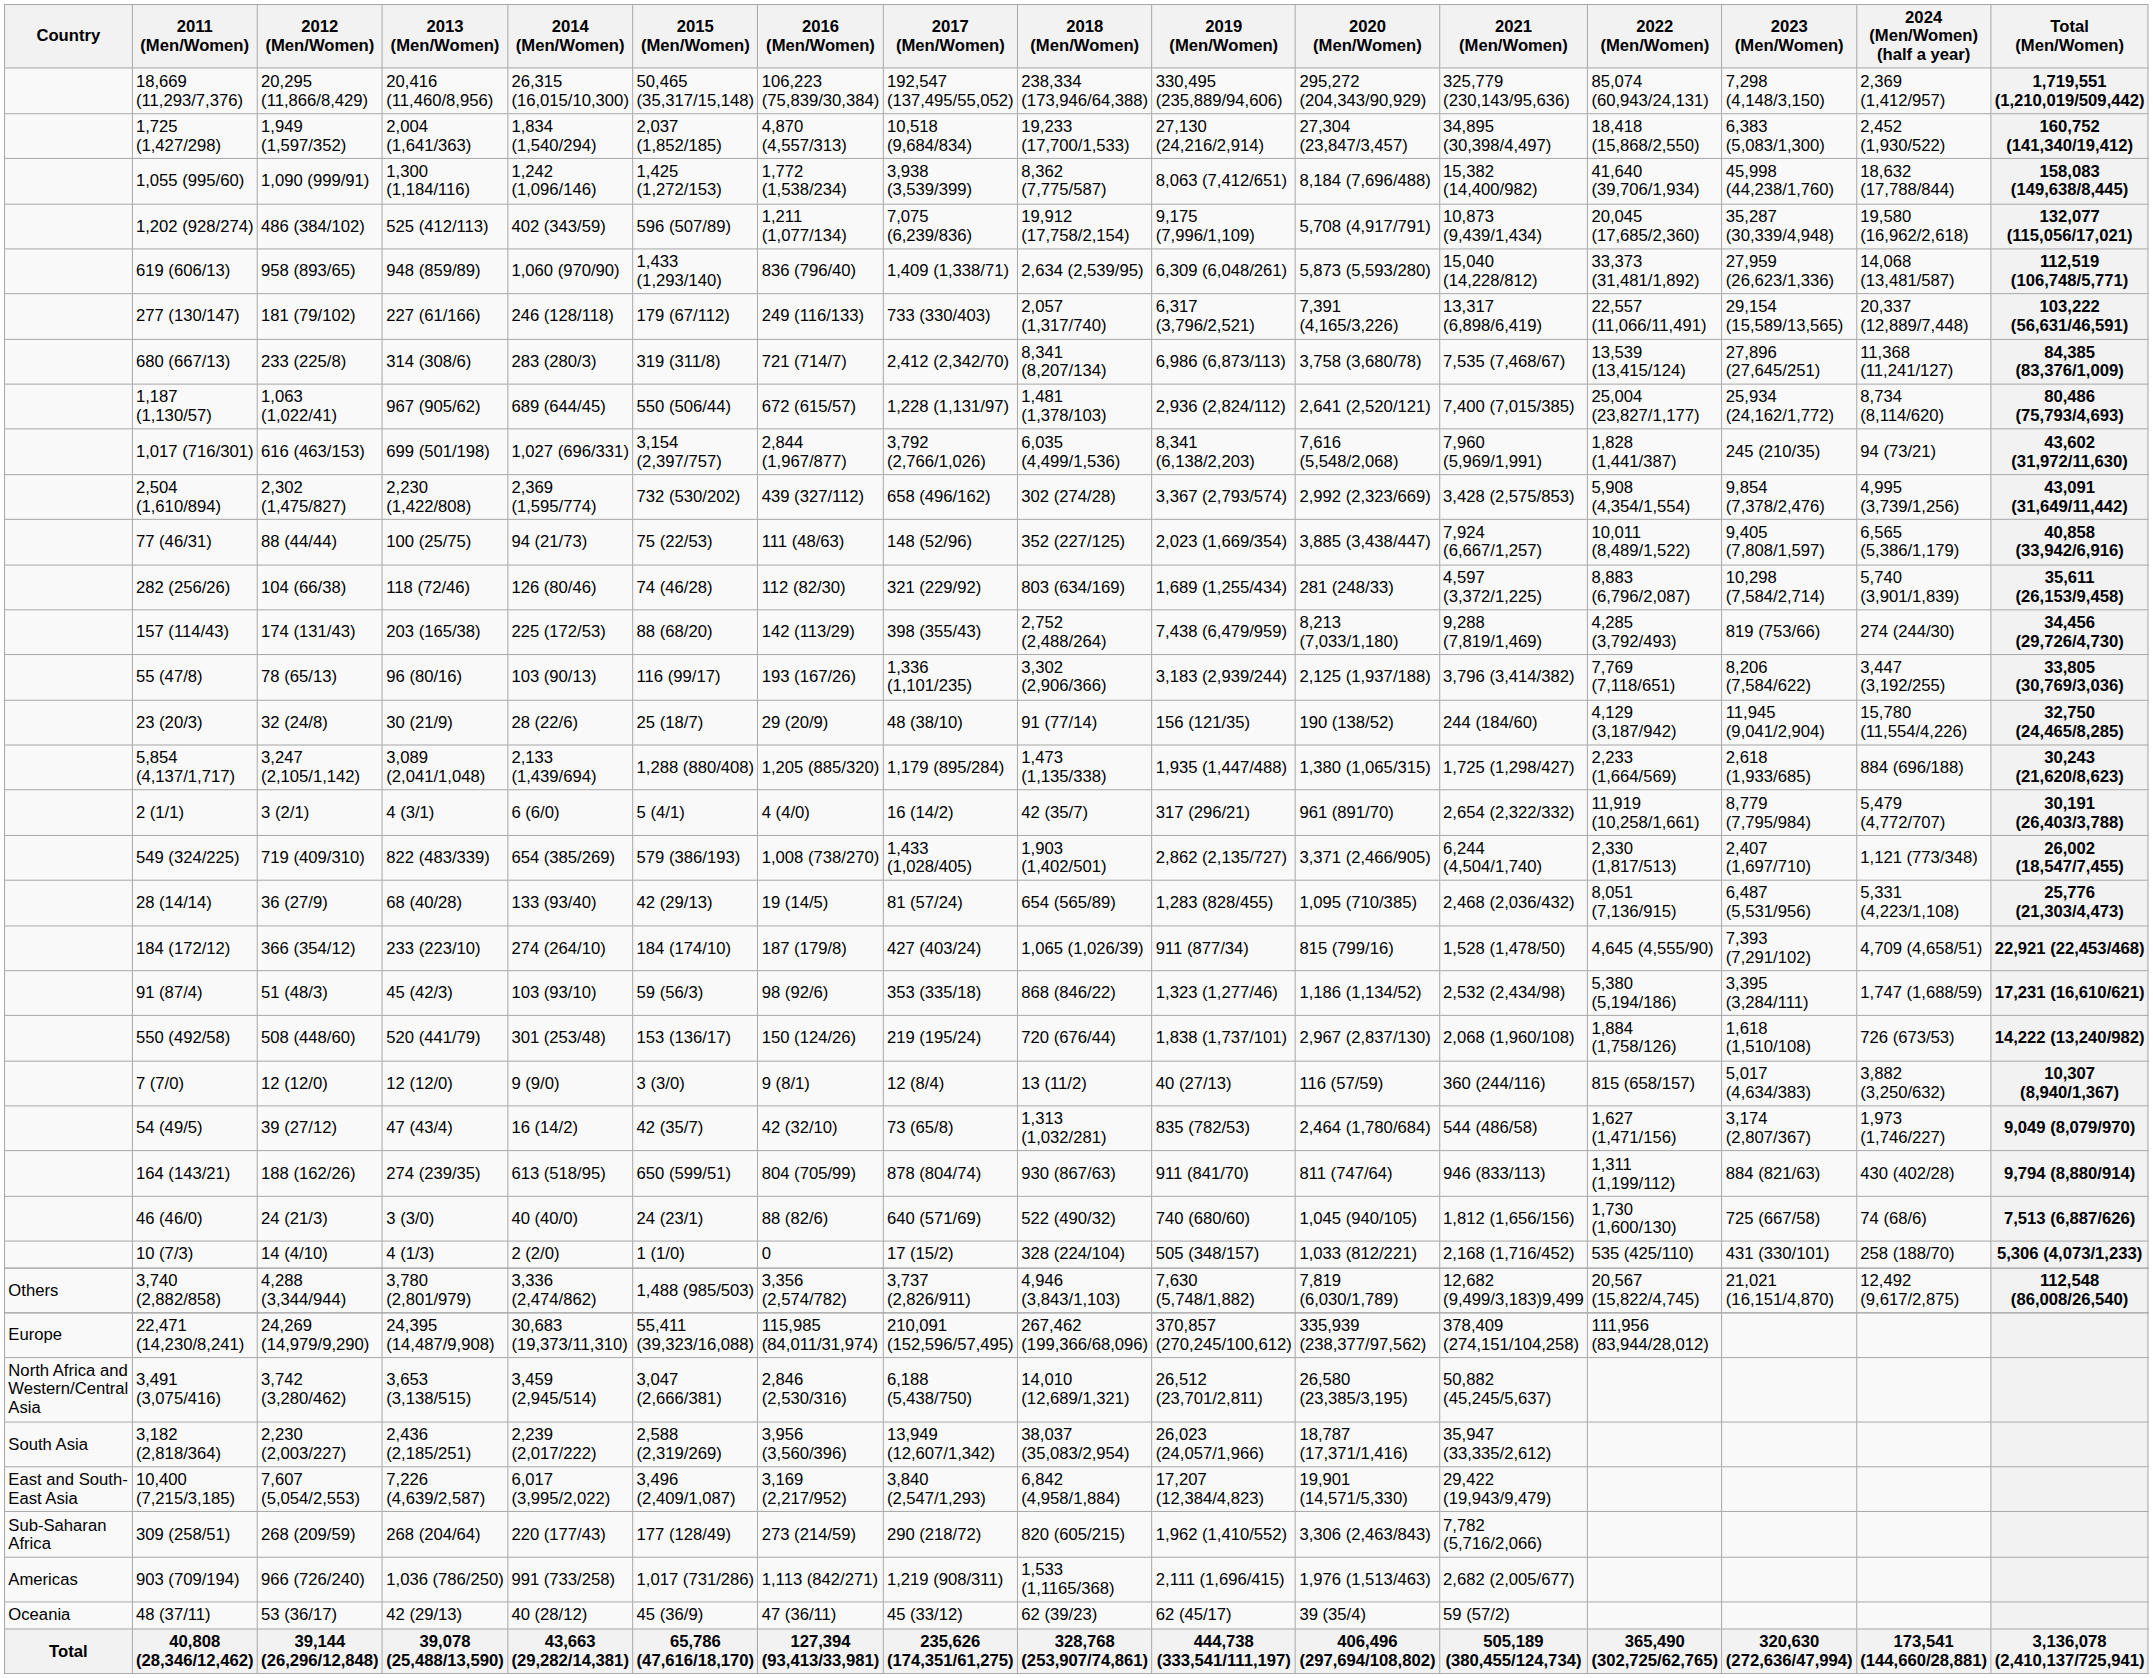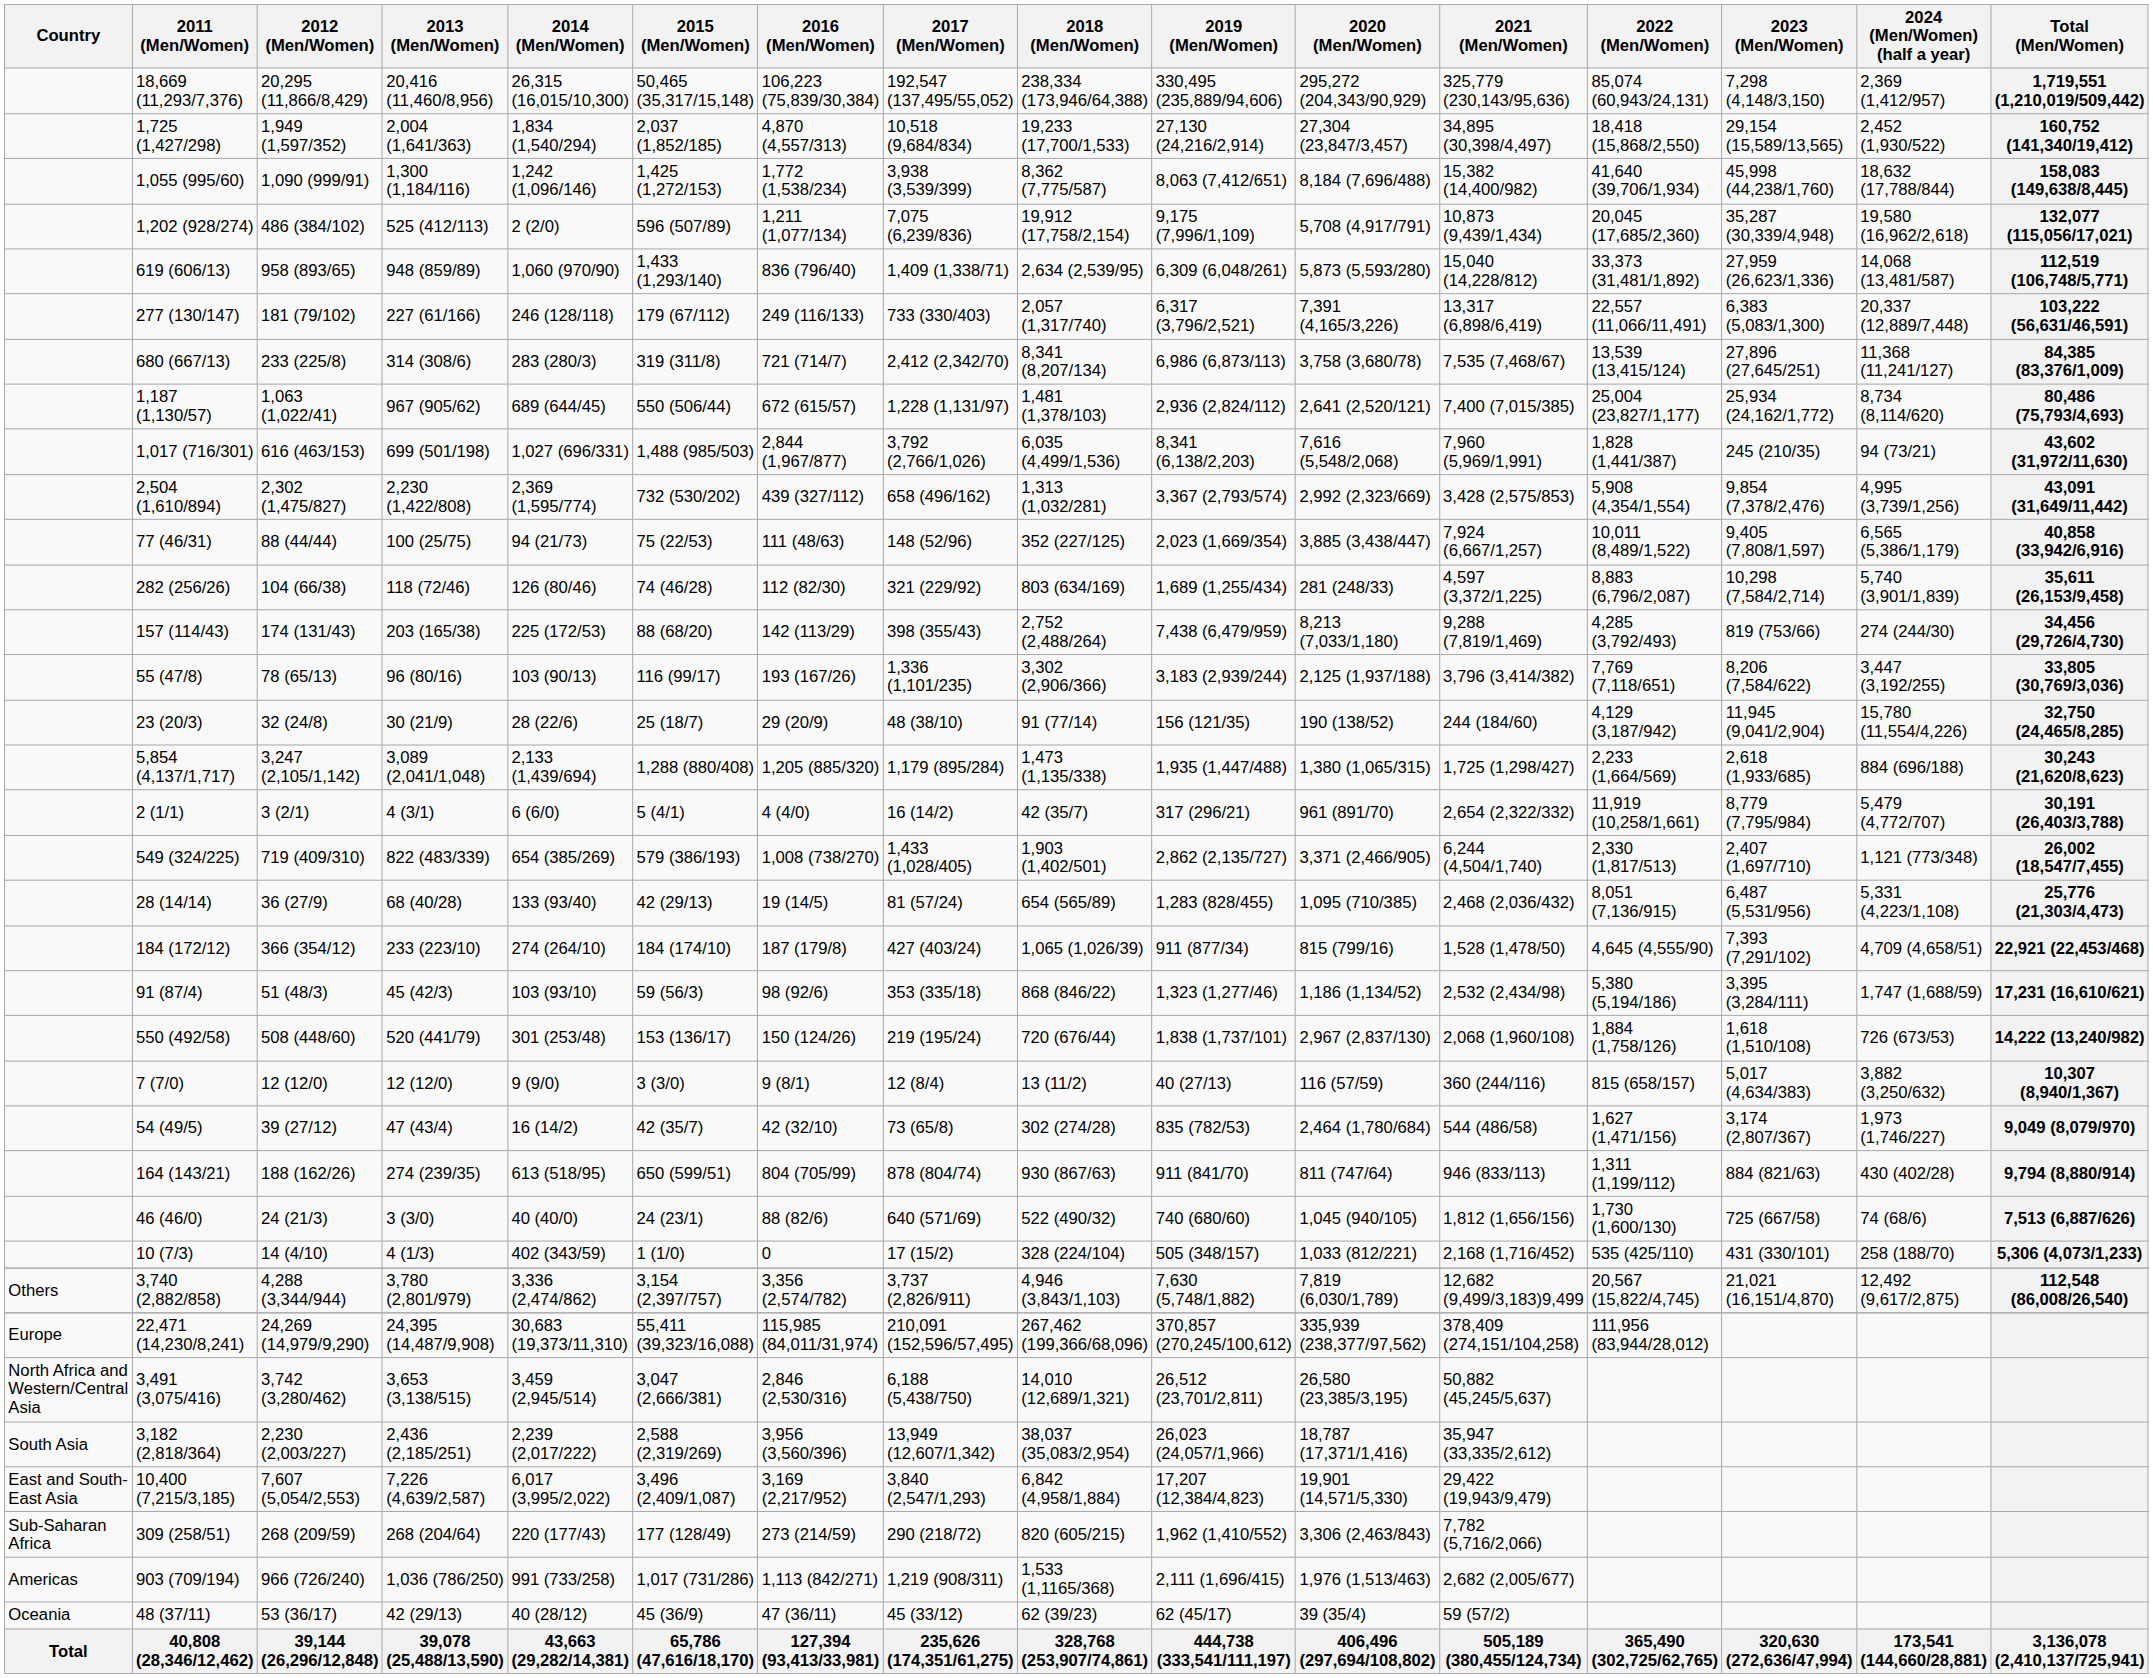(1775, 135) 6,383 (5,083/1,300) -> (1785, 135) 29,154 (15,589/13,565)
(559, 226) 402 (343/59) -> (535, 226) 2 (2/0)
(1785, 316) 29,154 (15,589/13,565) -> (1775, 316) 6,383 (5,083/1,300)
(679, 451) 3,154 (2,397/757) -> (695, 451) 1,488 (985/503)
(1069, 496) 302 (274/28) -> (1064, 496) 1,313 (1,032/281)
(1064, 1128) 1,313 (1,032/281) -> (1069, 1128) 302 (274/28)
(535, 1254) 2 (2/0) -> (559, 1254) 402 (343/59)
(695, 1290) 1,488 (985/503) -> (679, 1290) 3,154 (2,397/757)
